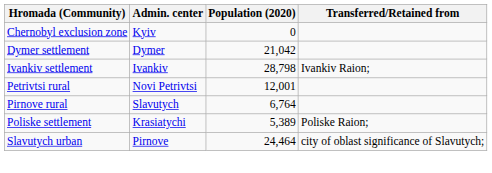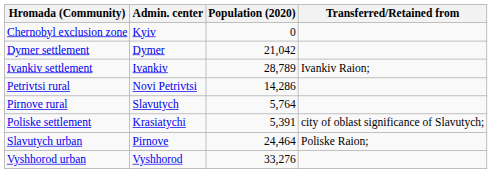(280, 68) 28,798 -> (280, 68) 28,789
(280, 86) 12,001 -> (280, 86) 14,286
(283, 104) 6,764 -> (283, 104) 5,764
(283, 123) 5,389 -> (283, 123) 5,391
(335, 123) Poliske Raion; -> (393, 123) city of oblast significance of Slavutych;
(393, 141) city of oblast significance of Slavutych; -> (335, 141) Poliske Raion;
+ row: (47, 159)
